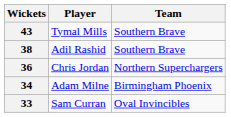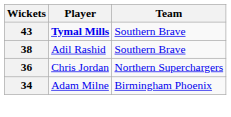(79, 31) normal -> (80, 31) bold
- row: (26, 103)
